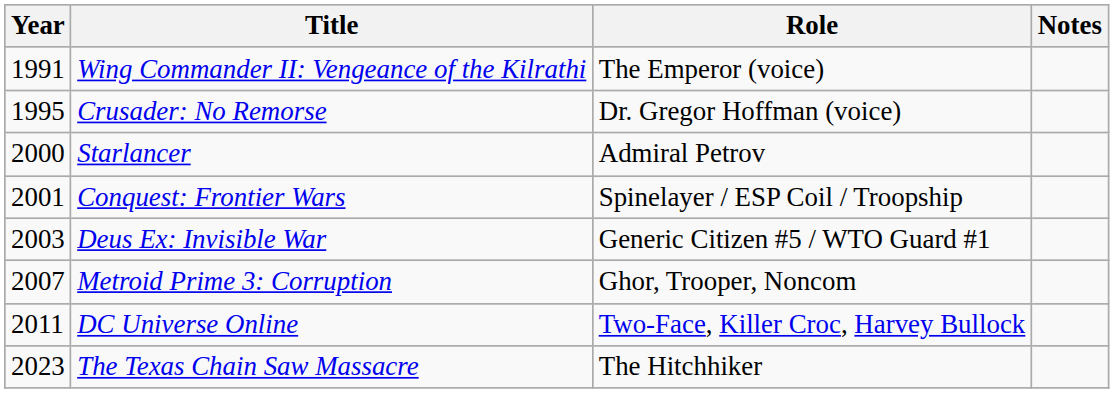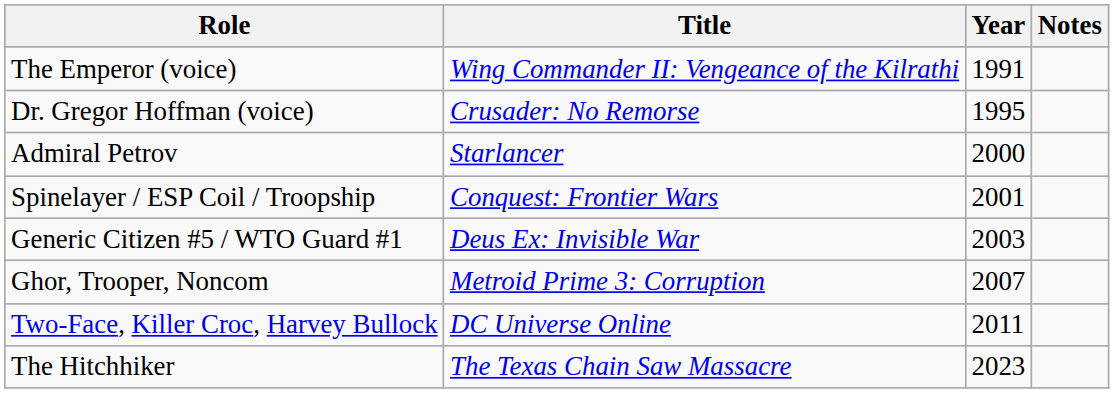columns swapped: (38, 25) <-> (812, 25)
